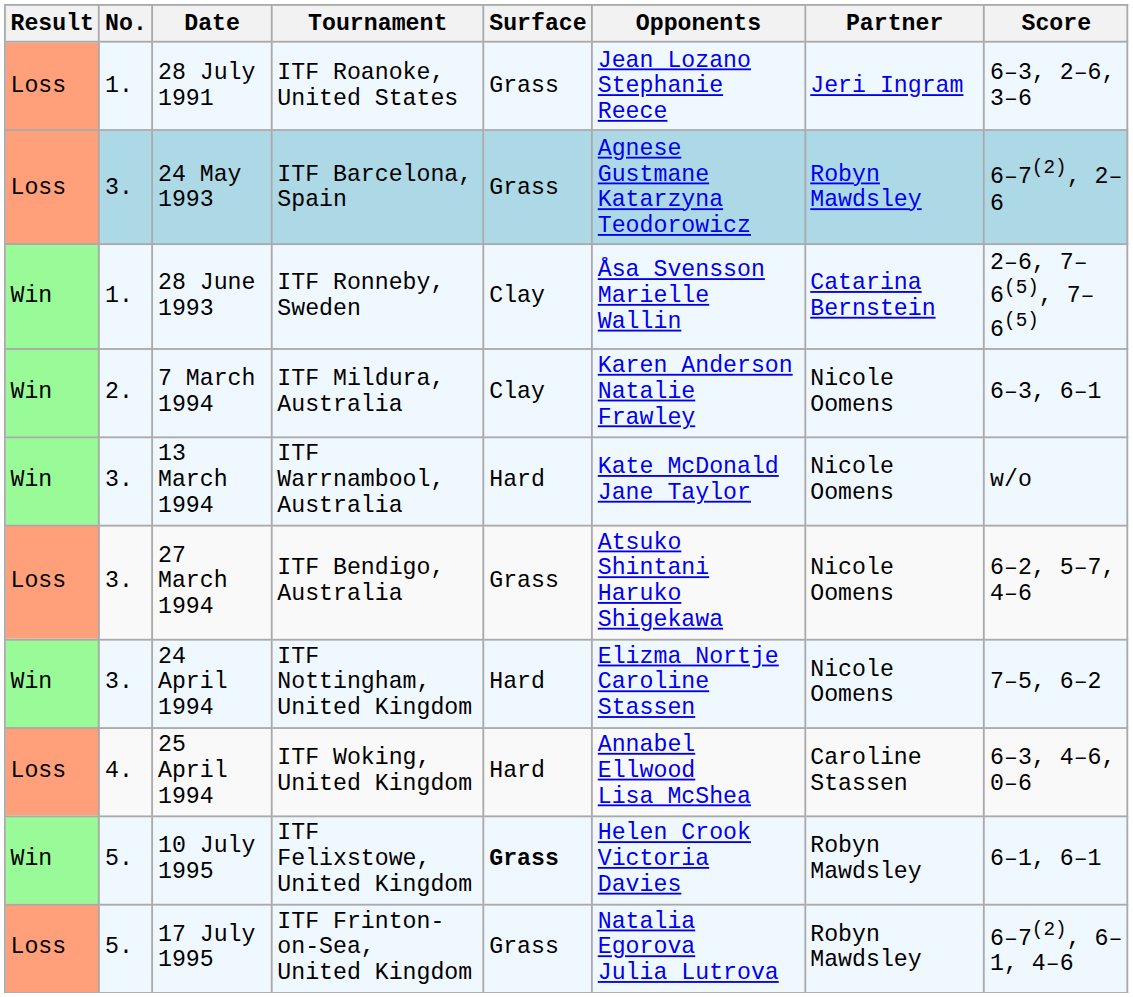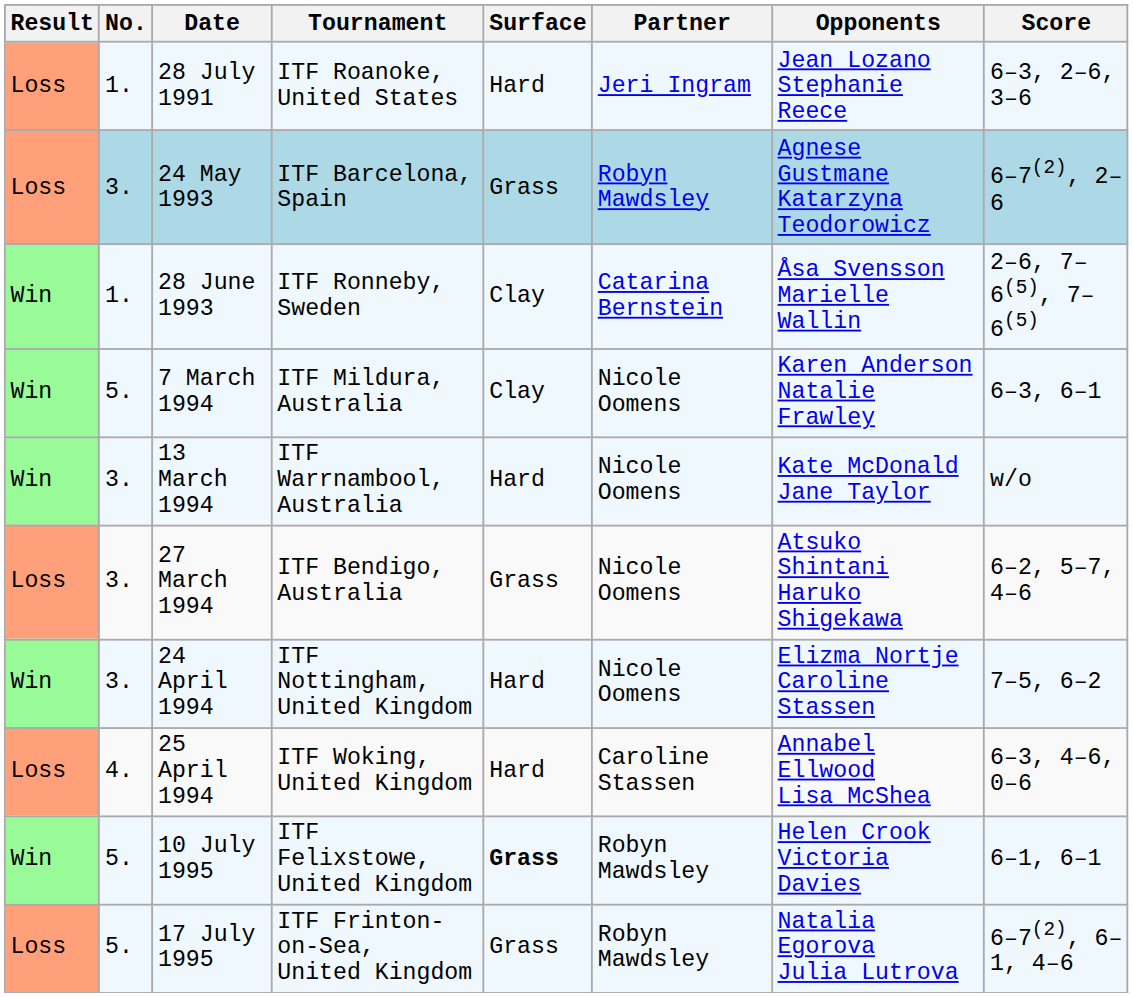columns swapped: (895, 23) <-> (698, 23)
(524, 86) Grass -> (517, 86) Hard
(119, 392) 2. -> (119, 392) 5.
